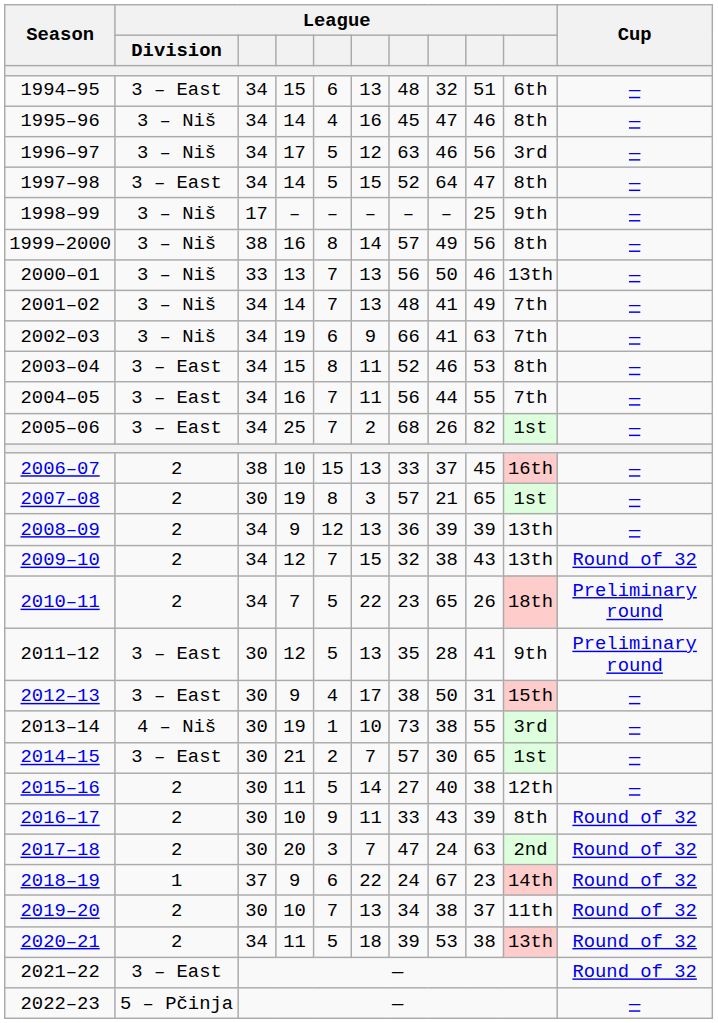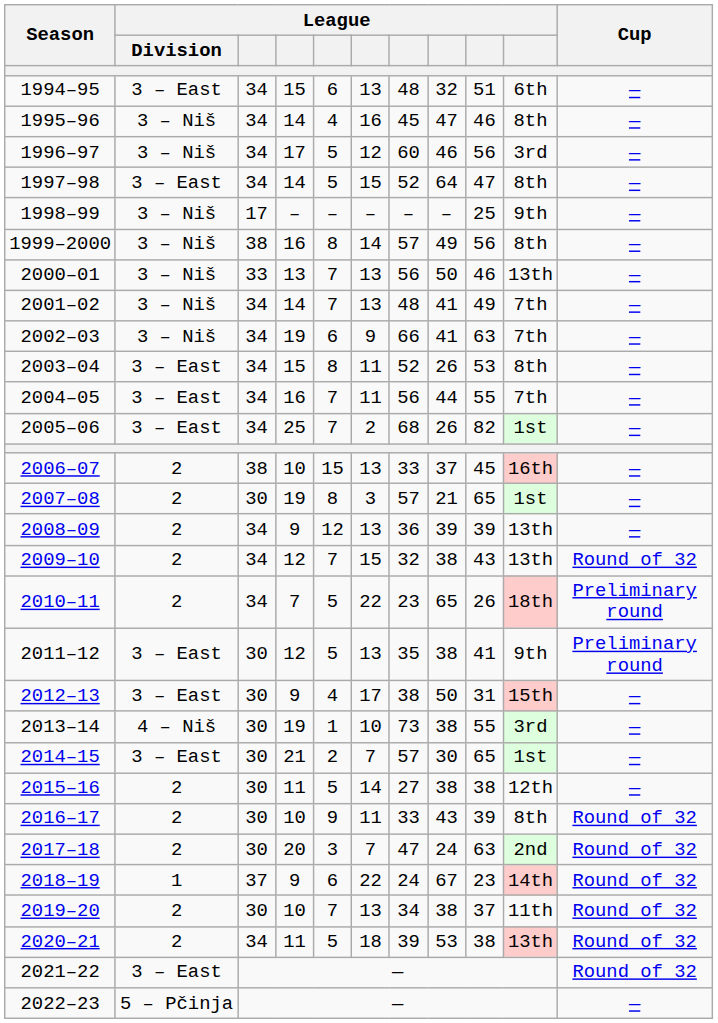(408, 152) 63 -> (408, 152) 60
(446, 367) 46 -> (446, 367) 26
(446, 654) 28 -> (446, 654) 38
(446, 788) 40 -> (446, 788) 38
